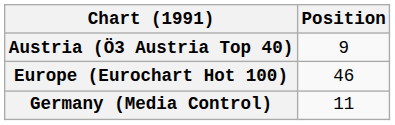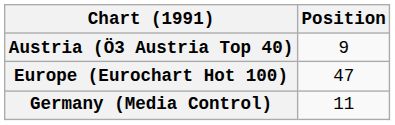(344, 76) 46 -> (344, 76) 47
